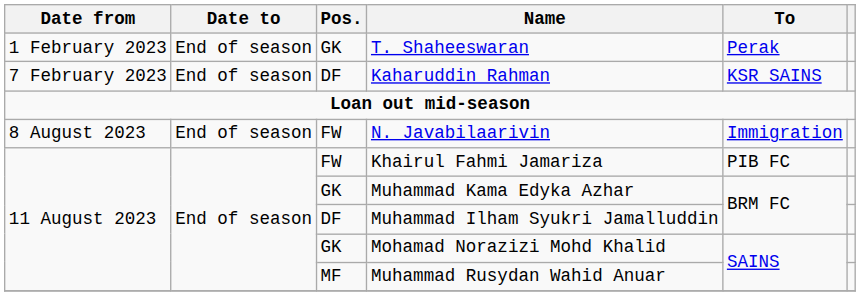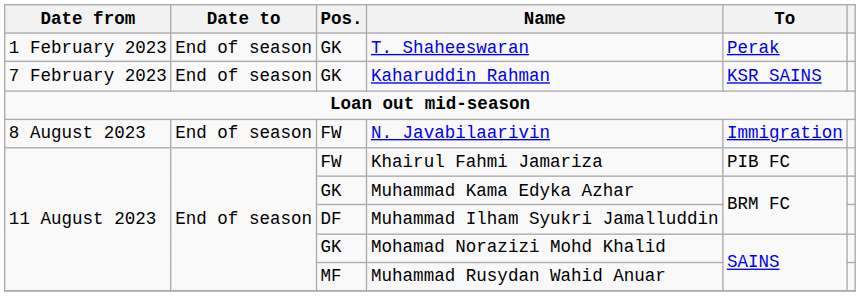(331, 76) DF -> (331, 76) GK
